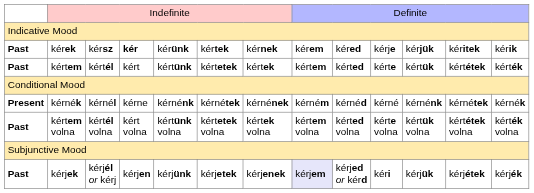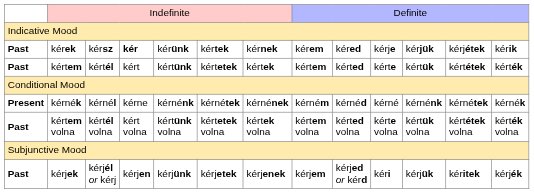(464, 49) kéritek -> (467, 49) kérjétek
(311, 174) lavender background -> (311, 174) no background
(467, 174) kérjétek -> (464, 174) kéritek
